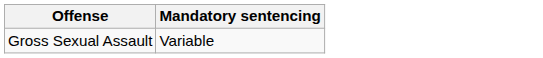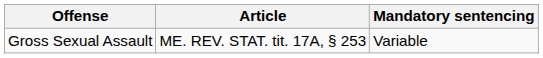+ column: (263, 16)
